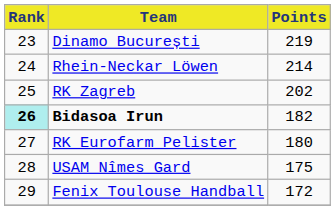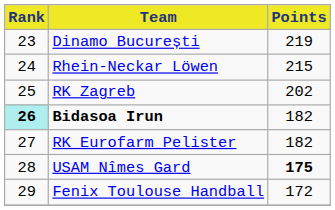(299, 67) 214 -> (299, 67) 215
(299, 142) 180 -> (299, 142) 182
(299, 167) normal -> (299, 167) bold
